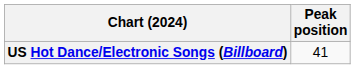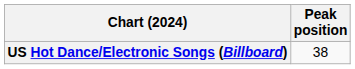(321, 52) 41 -> (321, 52) 38
